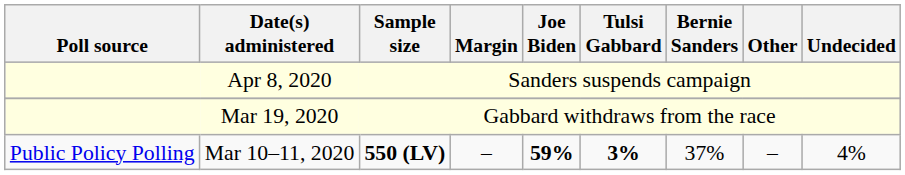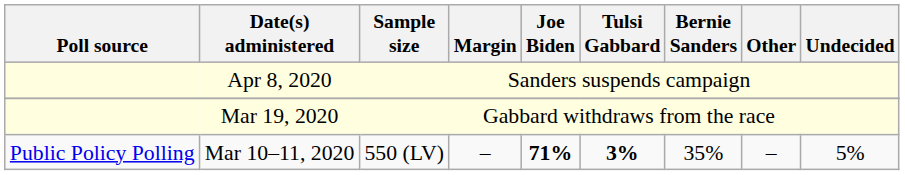(405, 152) bold -> (404, 152) normal
(552, 152) 59% -> (550, 152) 71%
(705, 152) 37% -> (703, 152) 35%
(851, 152) 4% -> (850, 152) 5%
